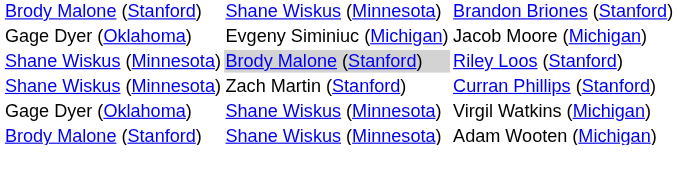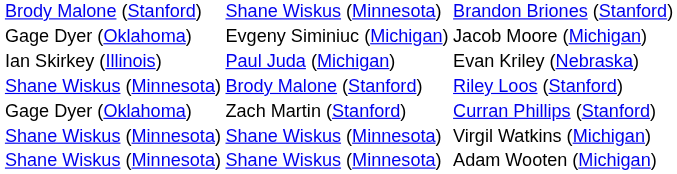+ row: (546, 61)
(324, 61) lightgrey background -> (324, 86) no background
(113, 86) Shane Wiskus (Minnesota) -> (98, 110) Gage Dyer (Oklahoma)
(98, 110) Gage Dyer (Oklahoma) -> (113, 135) Shane Wiskus (Minnesota)
(103, 135) Brody Malone (Stanford) -> (113, 160) Shane Wiskus (Minnesota)
